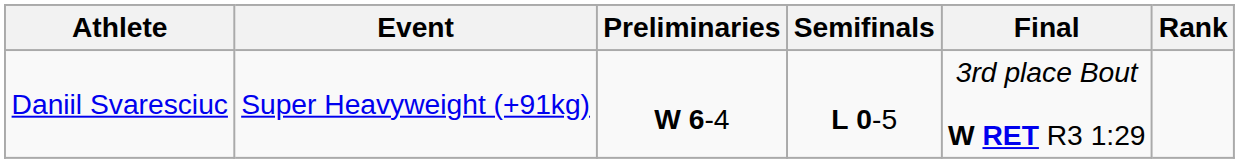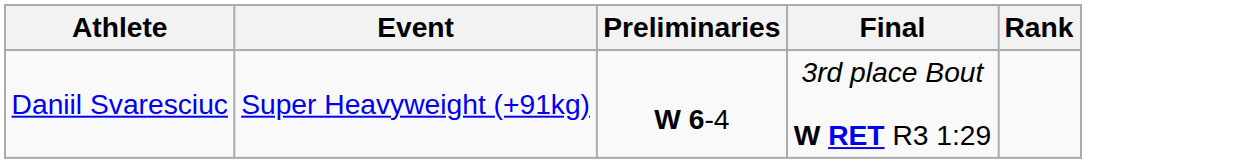- column: (864, 28)
